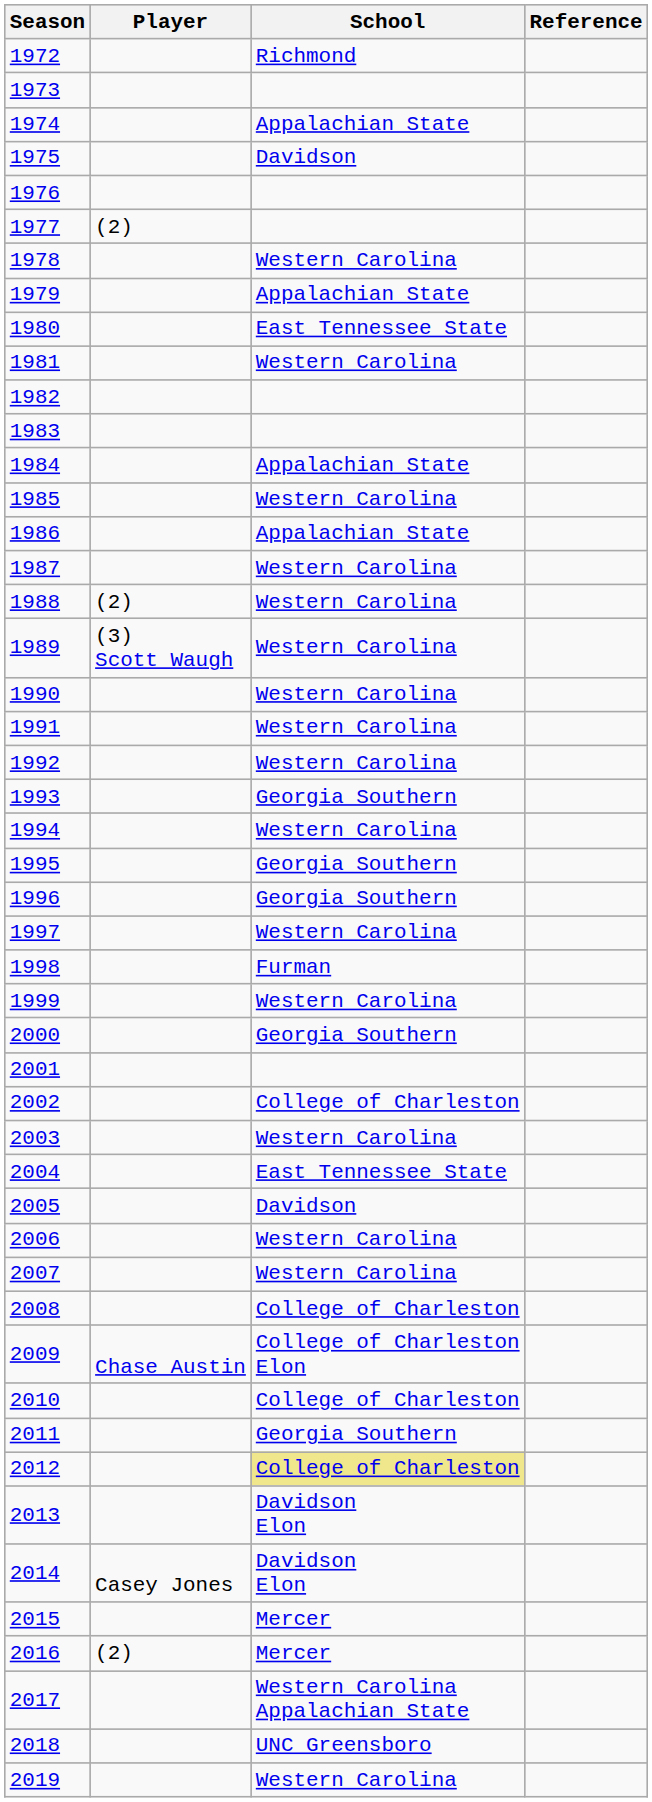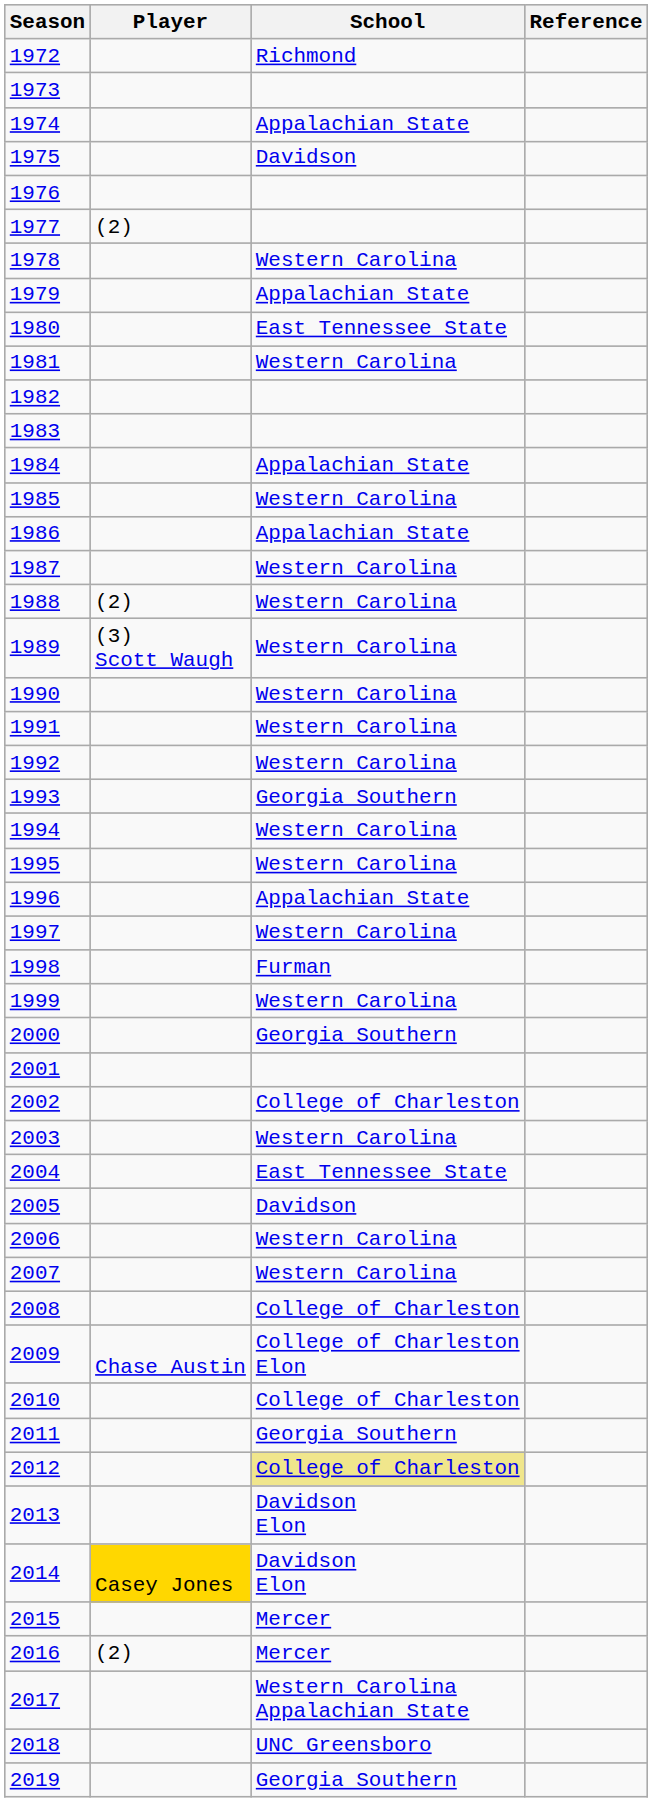(356, 865) Georgia Southern -> (356, 865) Western Carolina
(356, 899) Georgia Southern -> (363, 899) Appalachian State
(164, 1585) no background -> (164, 1585) gold background
(356, 1780) Western Carolina -> (356, 1780) Georgia Southern
